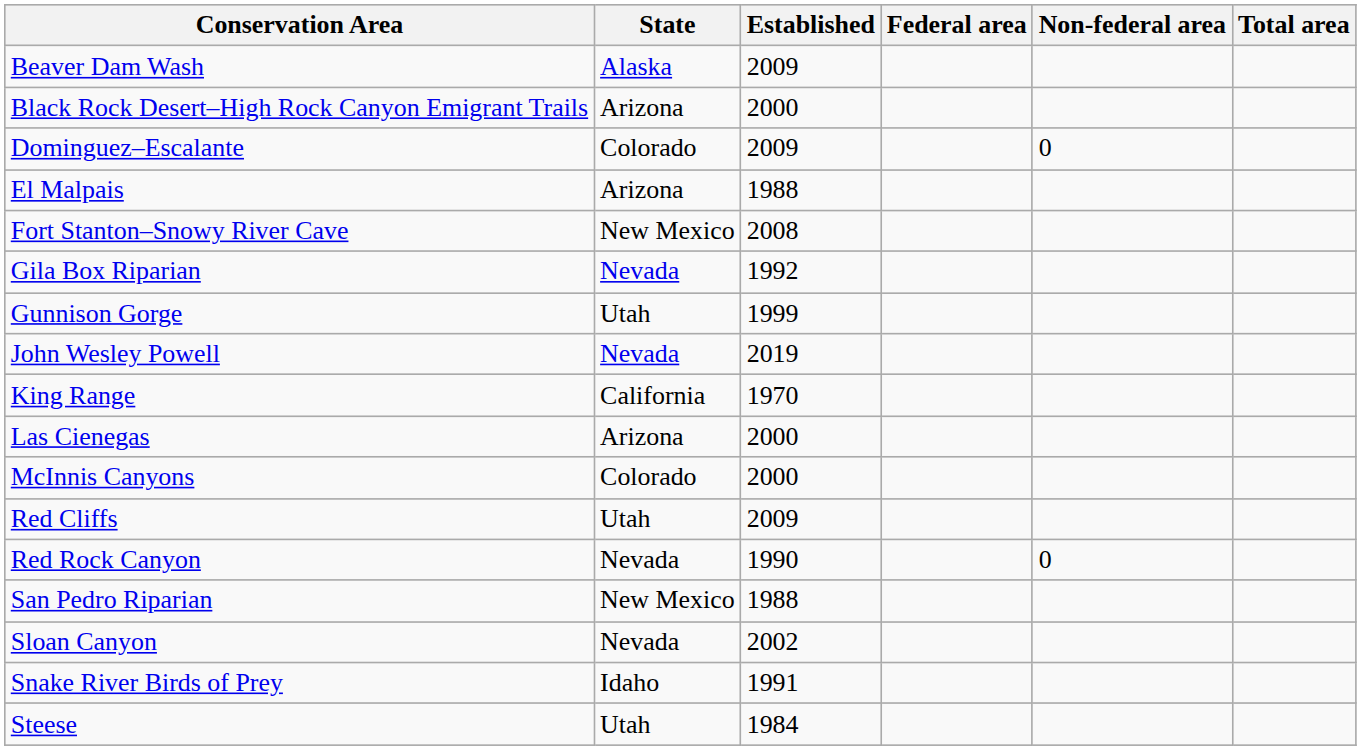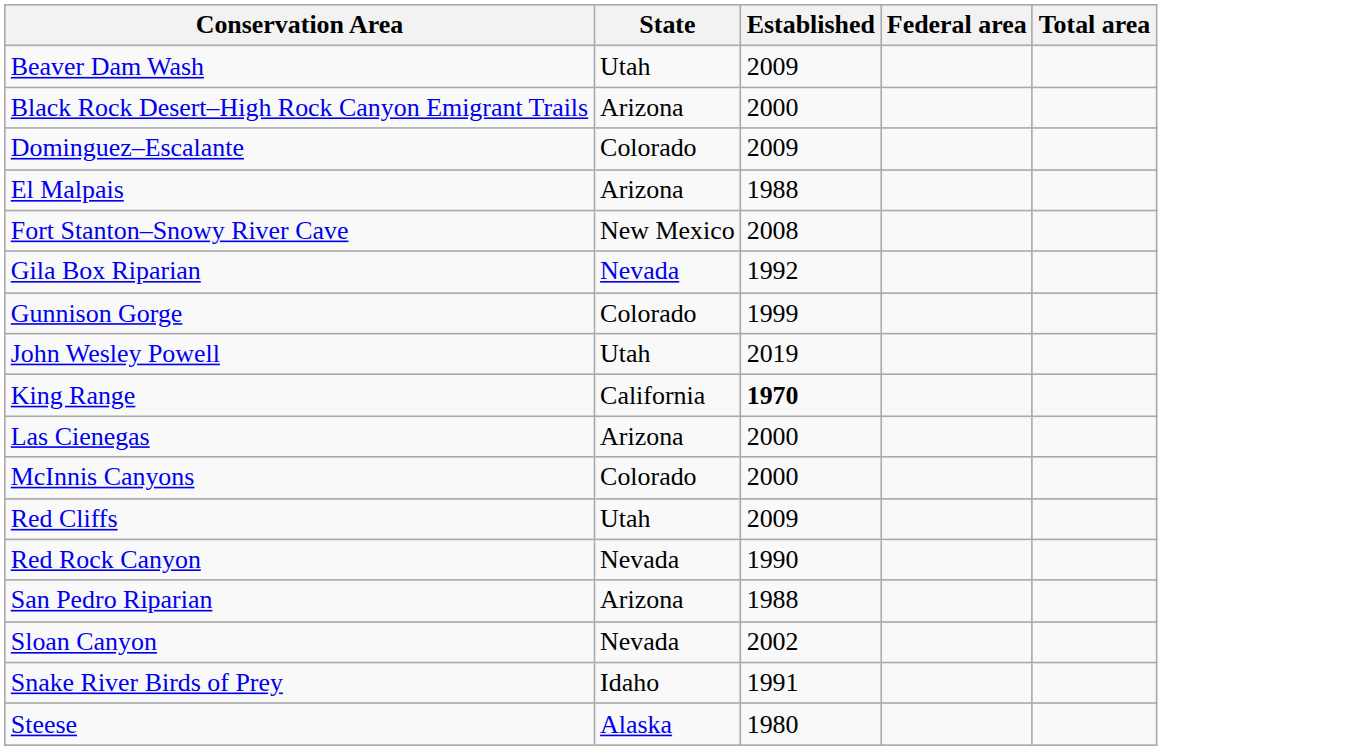- column: (1132, 25)
(636, 66) Alaska -> (625, 66) Utah
(625, 312) Utah -> (648, 312) Colorado
(640, 353) Nevada -> (625, 353) Utah
(773, 395) normal -> (773, 395) bold
(667, 600) New Mexico -> (642, 600) Arizona
(625, 723) Utah -> (636, 723) Alaska
(773, 723) 1984 -> (773, 723) 1980
